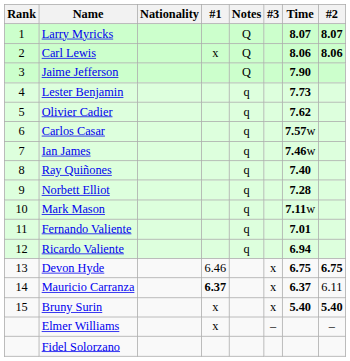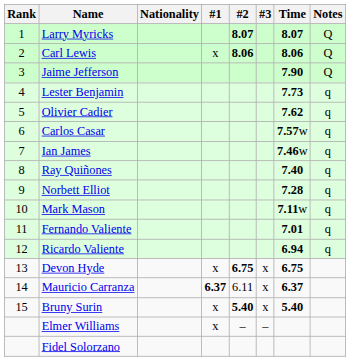columns swapped: (332, 14) <-> (247, 14)
(215, 268) 6.46 -> (215, 268) x
